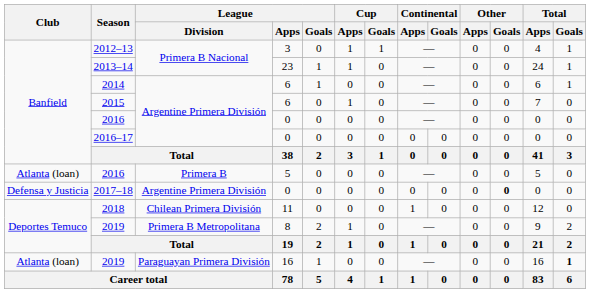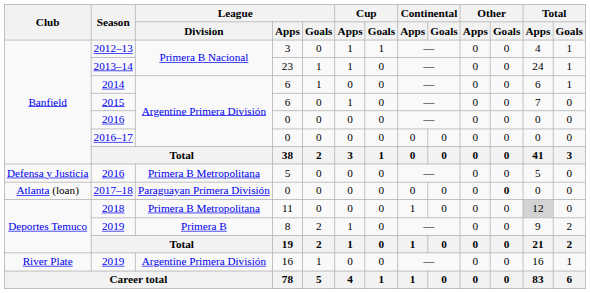(48, 173) Atlanta (loan) -> (48, 173) Defensa y Justicia
(204, 173) Primera B -> (204, 173) Primera B Metropolitana
(48, 191) Defensa y Justicia -> (48, 191) Atlanta (loan)
(204, 191) Argentine Primera División -> (204, 191) Paraguayan Primera División
(204, 208) Chilean Primera División -> (204, 208) Primera B Metropolitana
(538, 208) no background -> (538, 208) lightgrey background
(204, 226) Primera B Metropolitana -> (204, 226) Primera B
(48, 262) Atlanta (loan) -> (48, 262) River Plate
(204, 262) Paraguayan Primera División -> (204, 262) Argentine Primera División
(569, 262) bold -> (569, 262) normal
